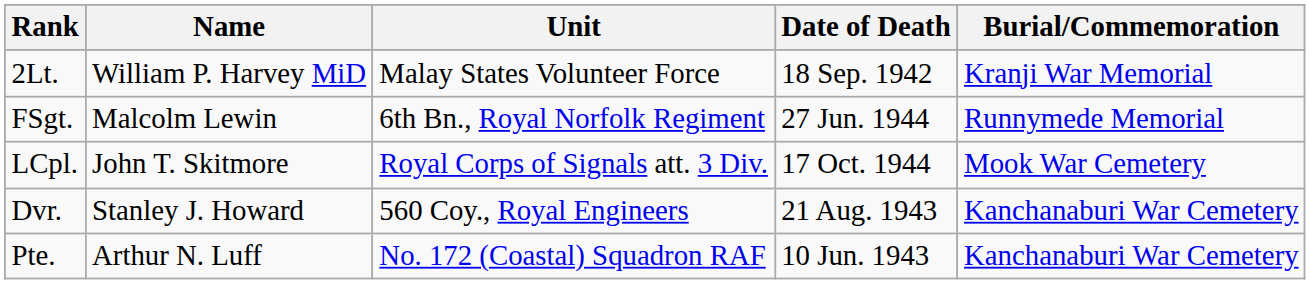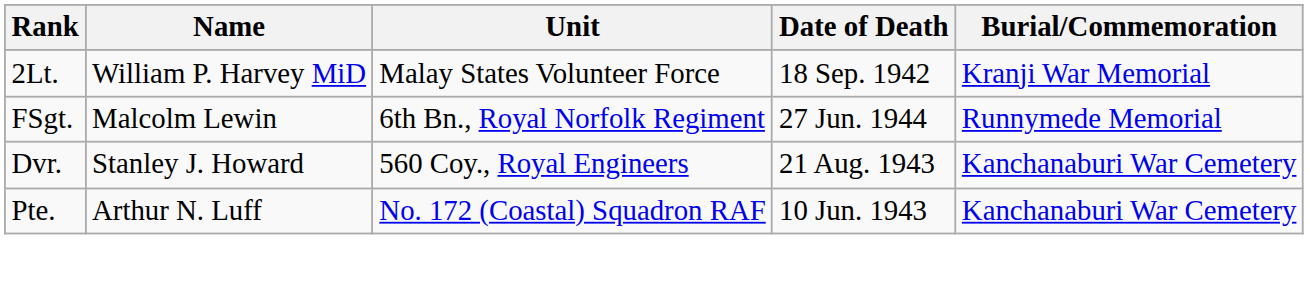- row: (45, 164)
